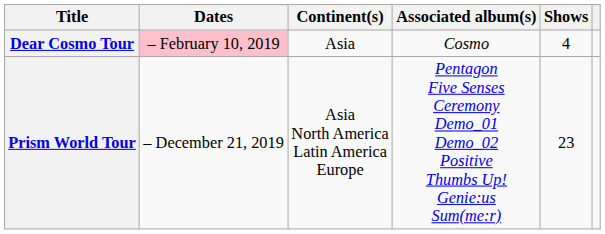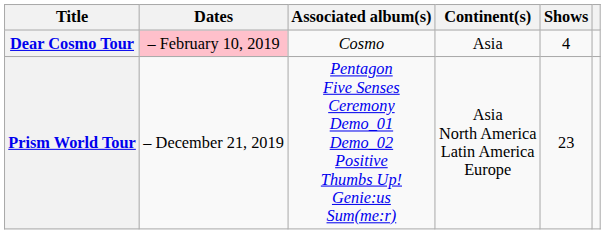columns swapped: (466, 17) <-> (340, 17)
